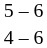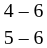rows swapped: (24, 10) <-> (24, 38)
